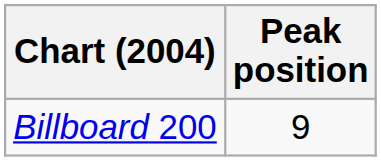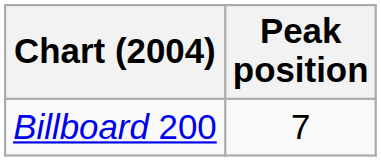(301, 126) 9 -> (301, 126) 7
